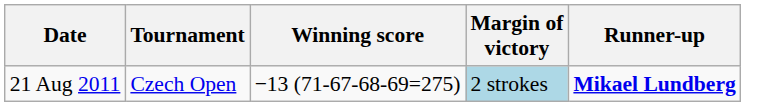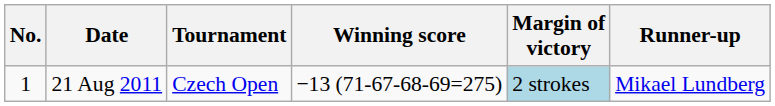+ column: (26, 35)
(655, 83) bold -> (690, 83) normal
